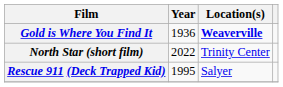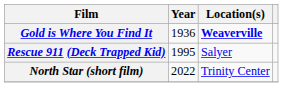rows swapped: (86, 71) <-> (86, 52)
